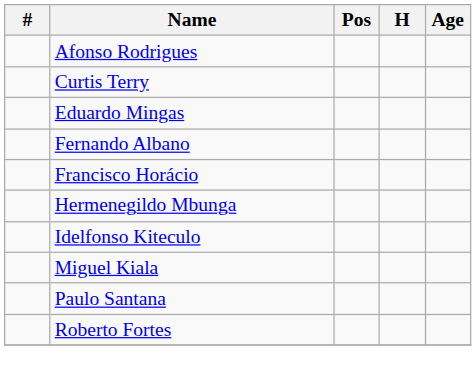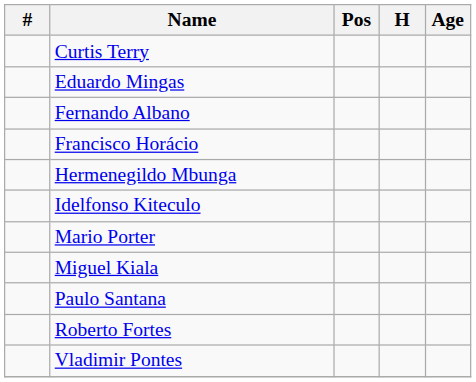- row: (126, 50)
+ row: (105, 236)
+ row: (118, 360)
